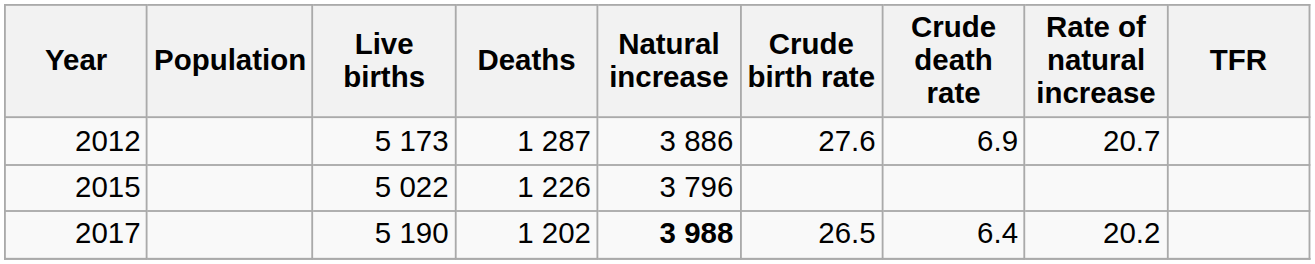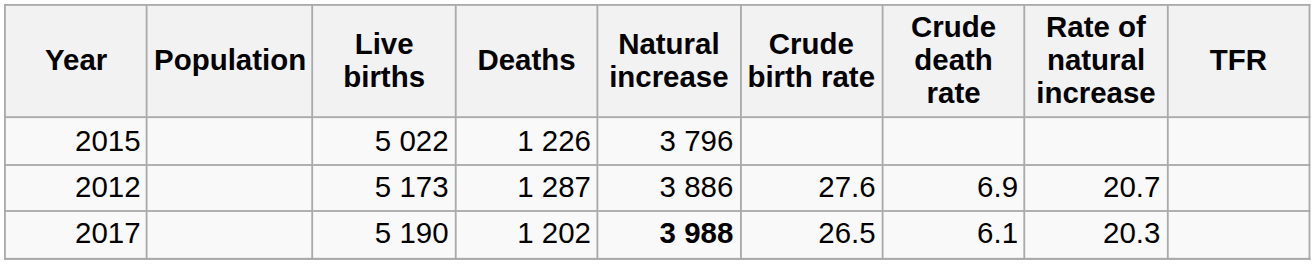rows swapped: (108, 140) <-> (108, 187)
(998, 234) 6.4 -> (998, 234) 6.1
(1132, 234) 20.2 -> (1132, 234) 20.3
